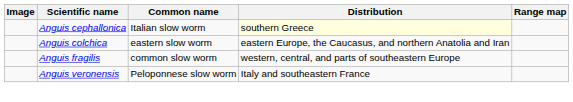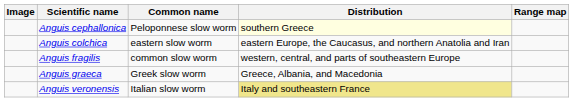(168, 27) Italian slow worm -> (183, 27) Peloponnese slow worm
+ row: (70, 74)
(183, 74) Peloponnese slow worm -> (168, 89) Italian slow worm
(305, 74) no background -> (305, 89) khaki background
